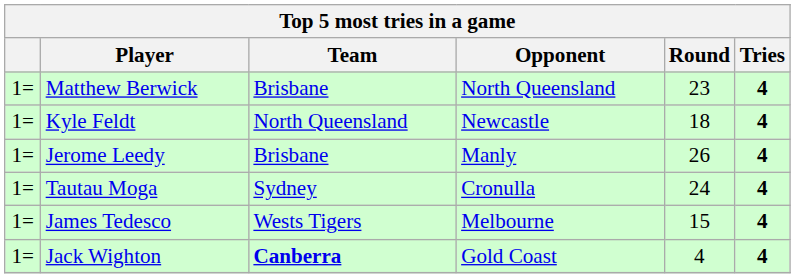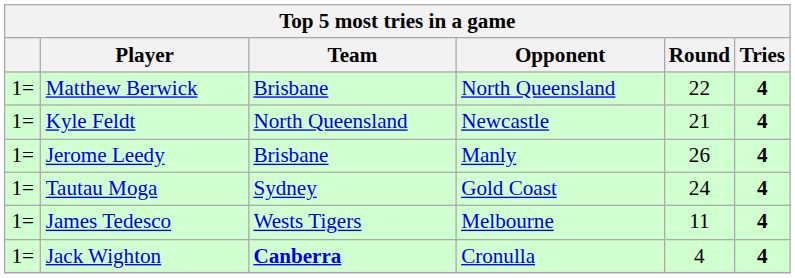(699, 88) 23 -> (699, 88) 22
(699, 121) 18 -> (699, 121) 21
(498, 188) Cronulla -> (509, 188) Gold Coast
(699, 222) 15 -> (699, 222) 11
(509, 255) Gold Coast -> (498, 255) Cronulla
